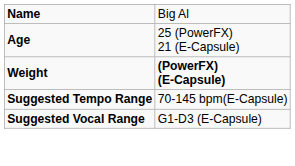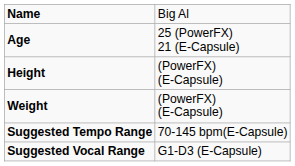+ row: (26, 73)
(192, 73) bold -> (190, 106) normal
